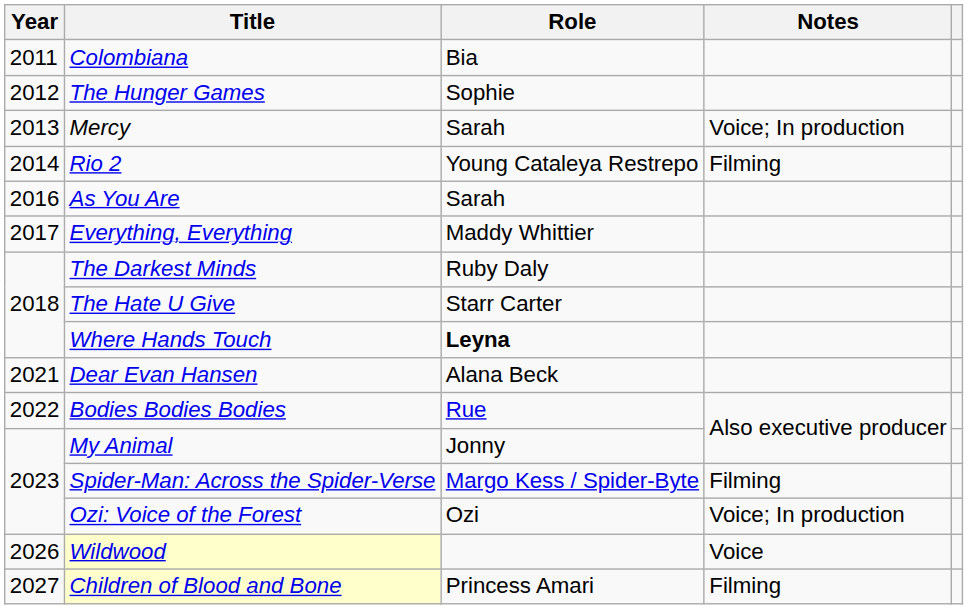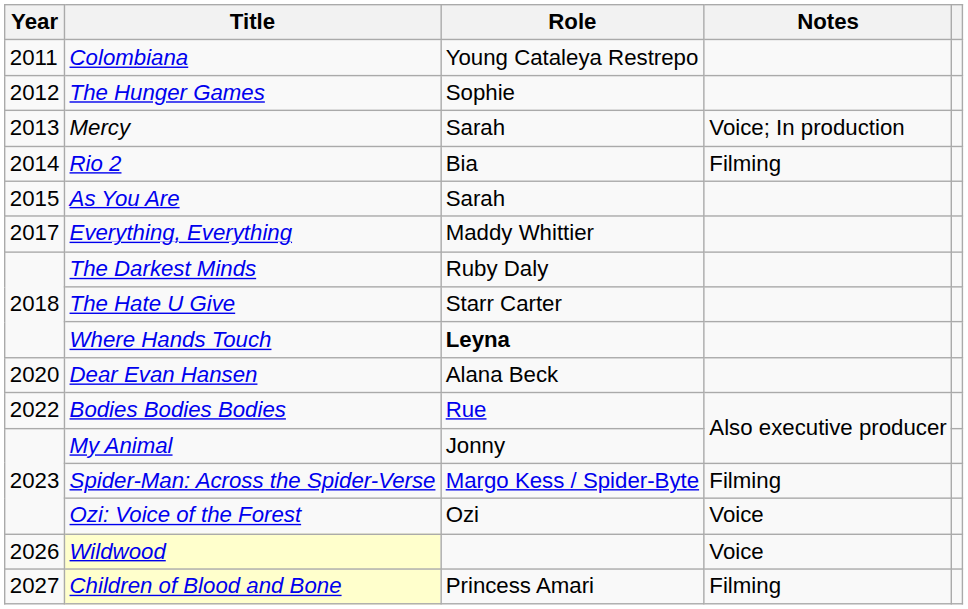(462, 57) Bia -> (572, 57) Young Cataleya Restrepo
(572, 163) Young Cataleya Restrepo -> (462, 163) Bia
(35, 198) 2016 -> (35, 198) 2015
(35, 374) 2021 -> (35, 374) 2020
(807, 515) Voice; In production -> (737, 515) Voice
